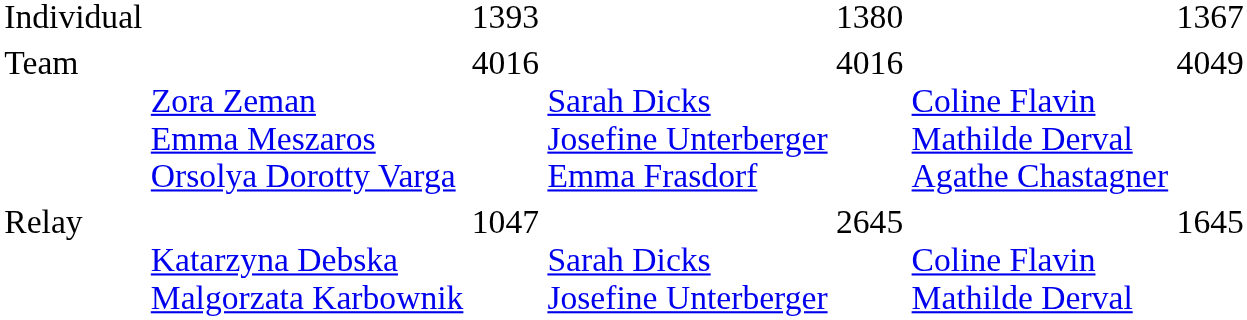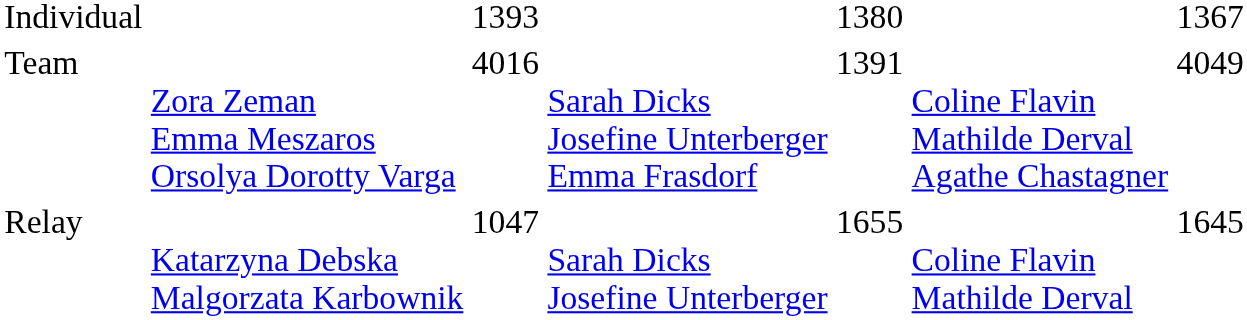(870, 62) 4016 -> (870, 62) 1391
(870, 222) 2645 -> (870, 222) 1655
